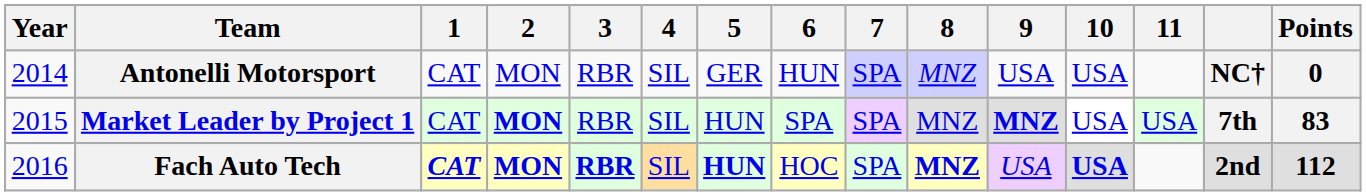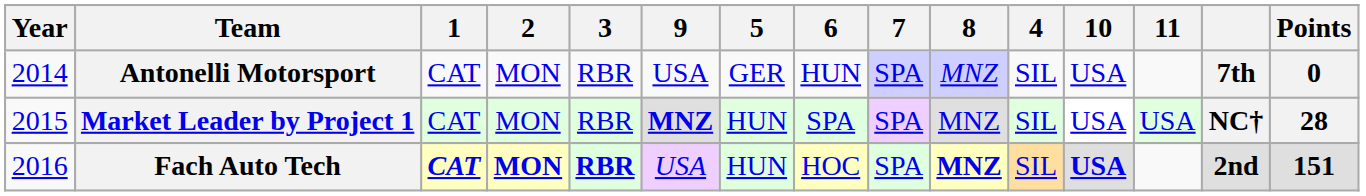columns swapped: (669, 27) <-> (1026, 27)
(1238, 73) NC† -> (1236, 73) 7th
(528, 119) bold -> (528, 119) normal
(1238, 119) 7th -> (1236, 119) NC†
(1316, 119) 83 -> (1314, 119) 28
(734, 165) bold -> (757, 165) normal
(1316, 165) 112 -> (1314, 165) 151
